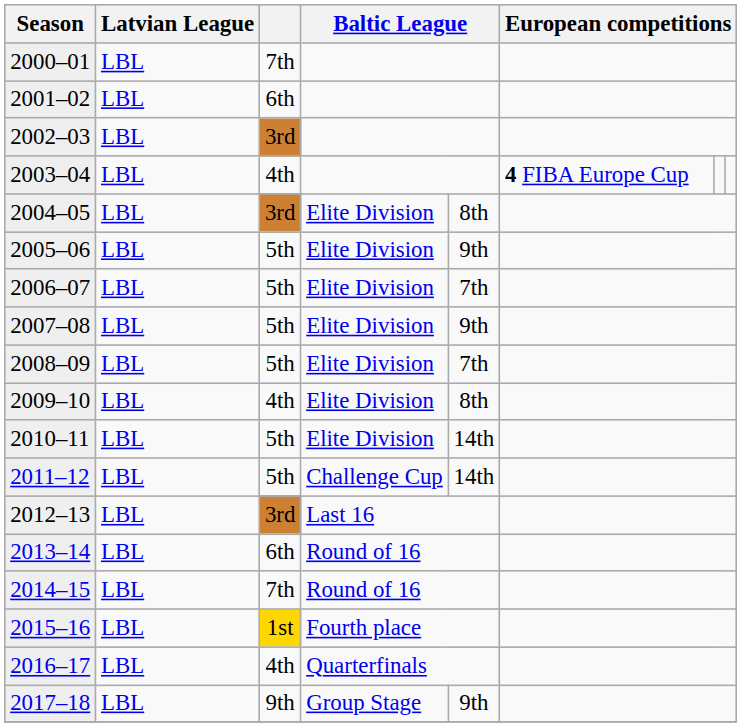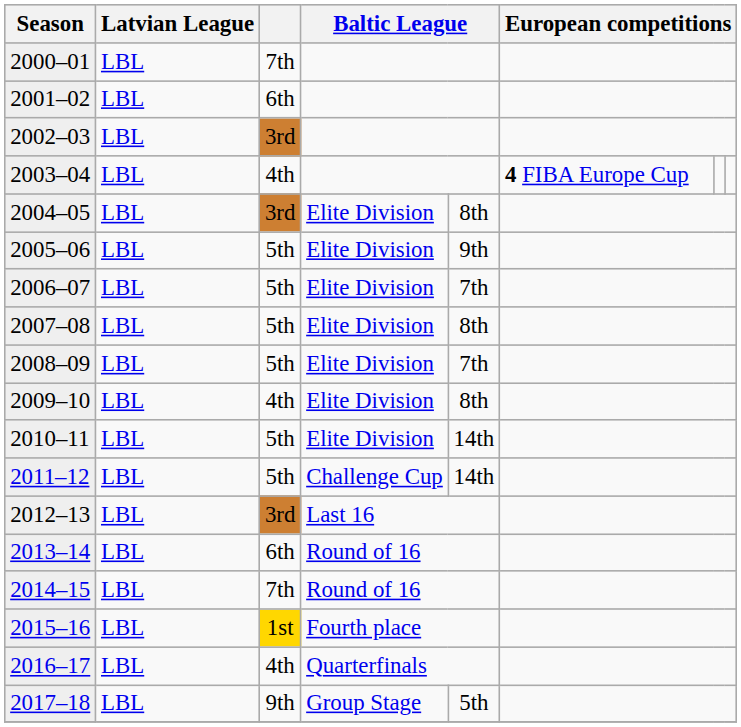(474, 325) 9th -> (474, 325) 8th
(474, 703) 9th -> (474, 703) 5th
